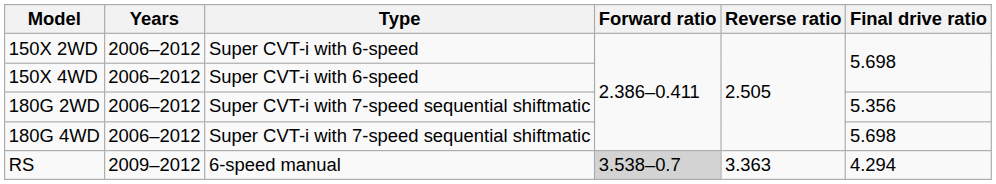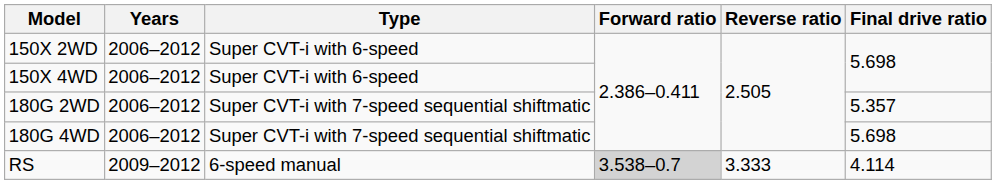(873, 106) 5.356 -> (873, 106) 5.357
(748, 164) 3.363 -> (748, 164) 3.333
(873, 164) 4.294 -> (872, 164) 4.114
